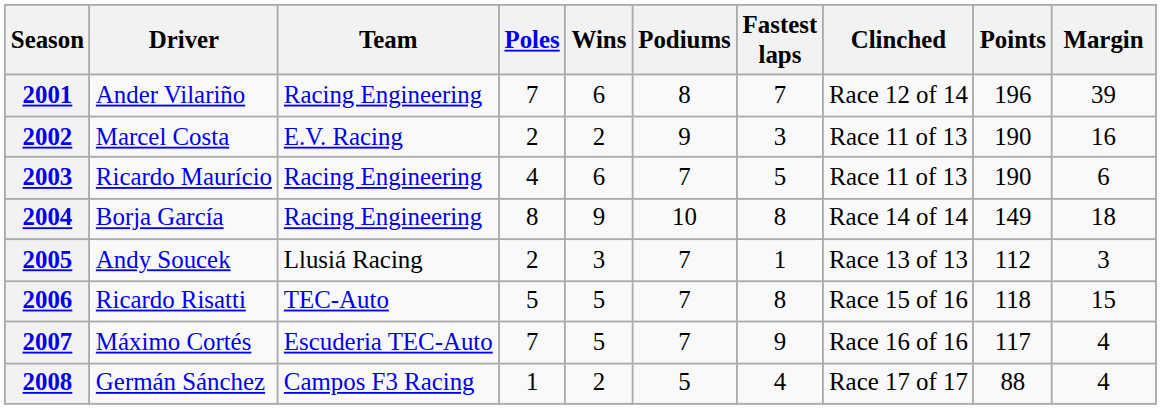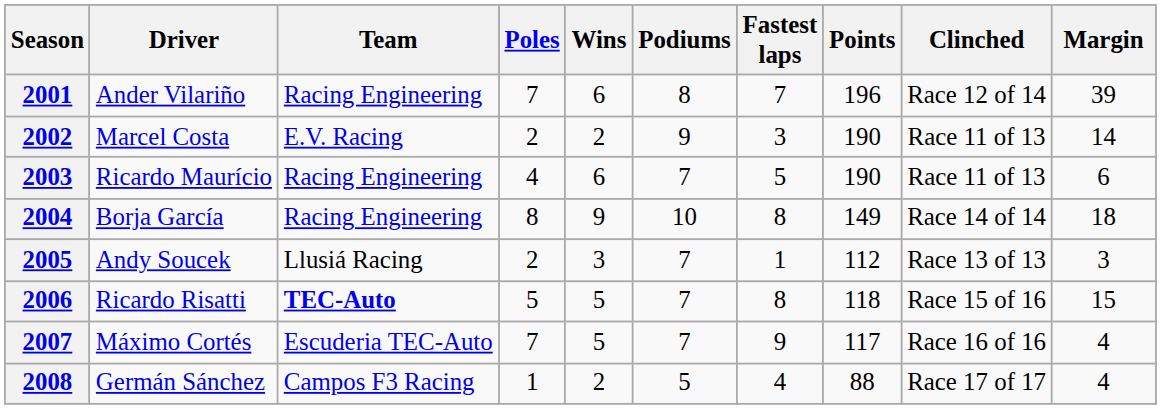columns swapped: (1013, 39) <-> (898, 39)
(1104, 136) 16 -> (1104, 136) 14
(336, 300) normal -> (340, 300) bold
